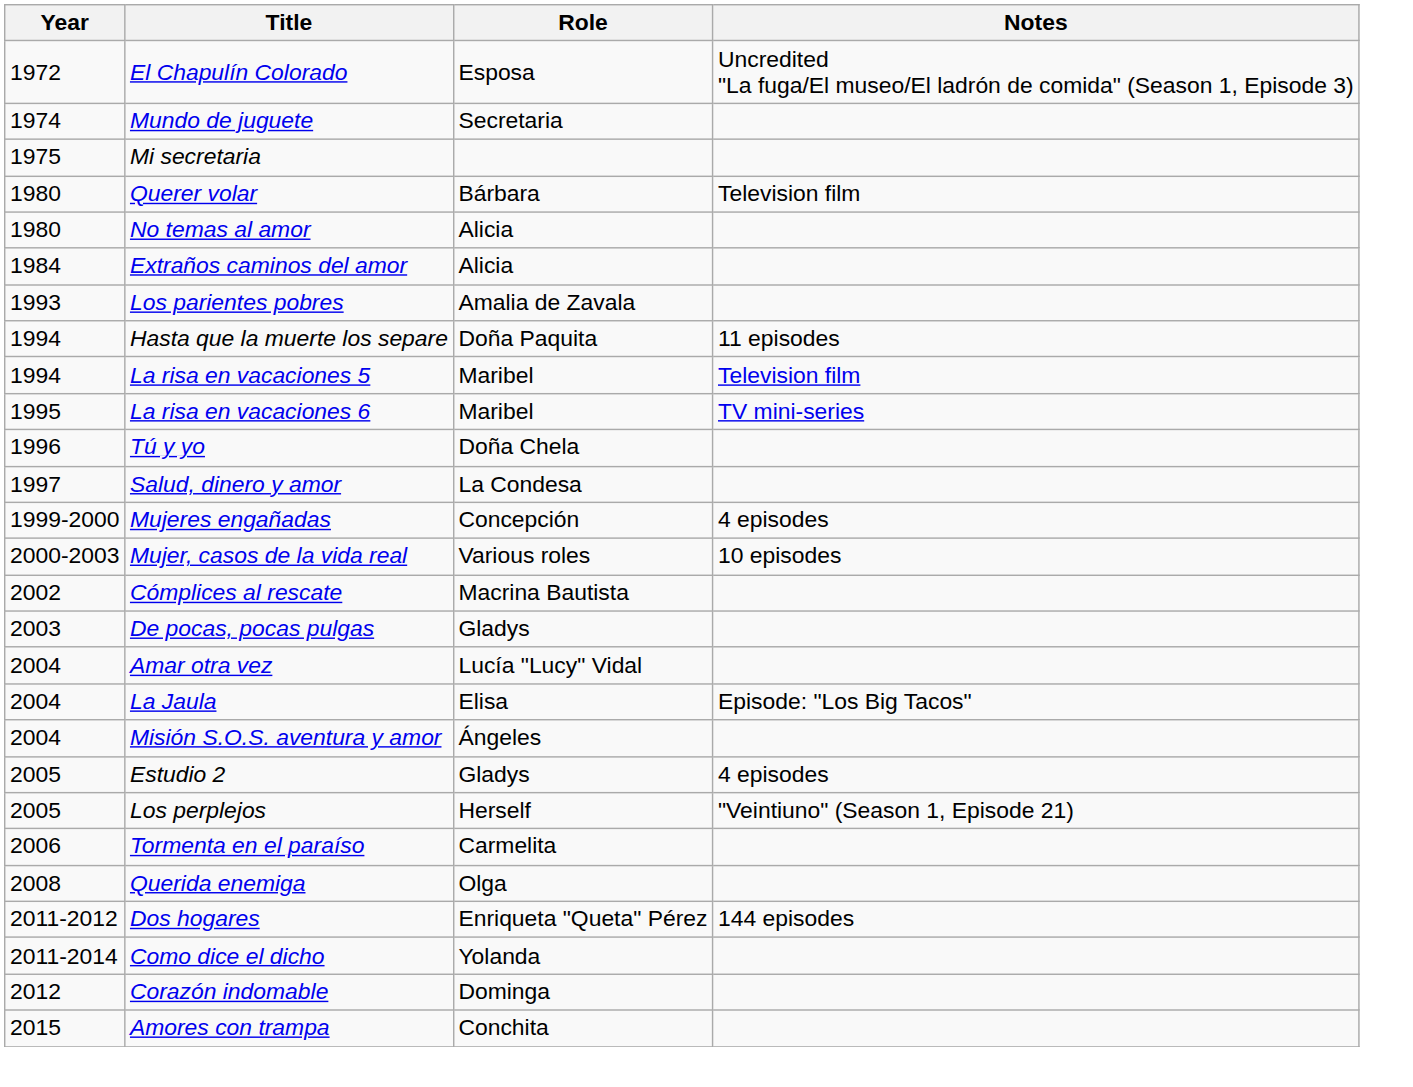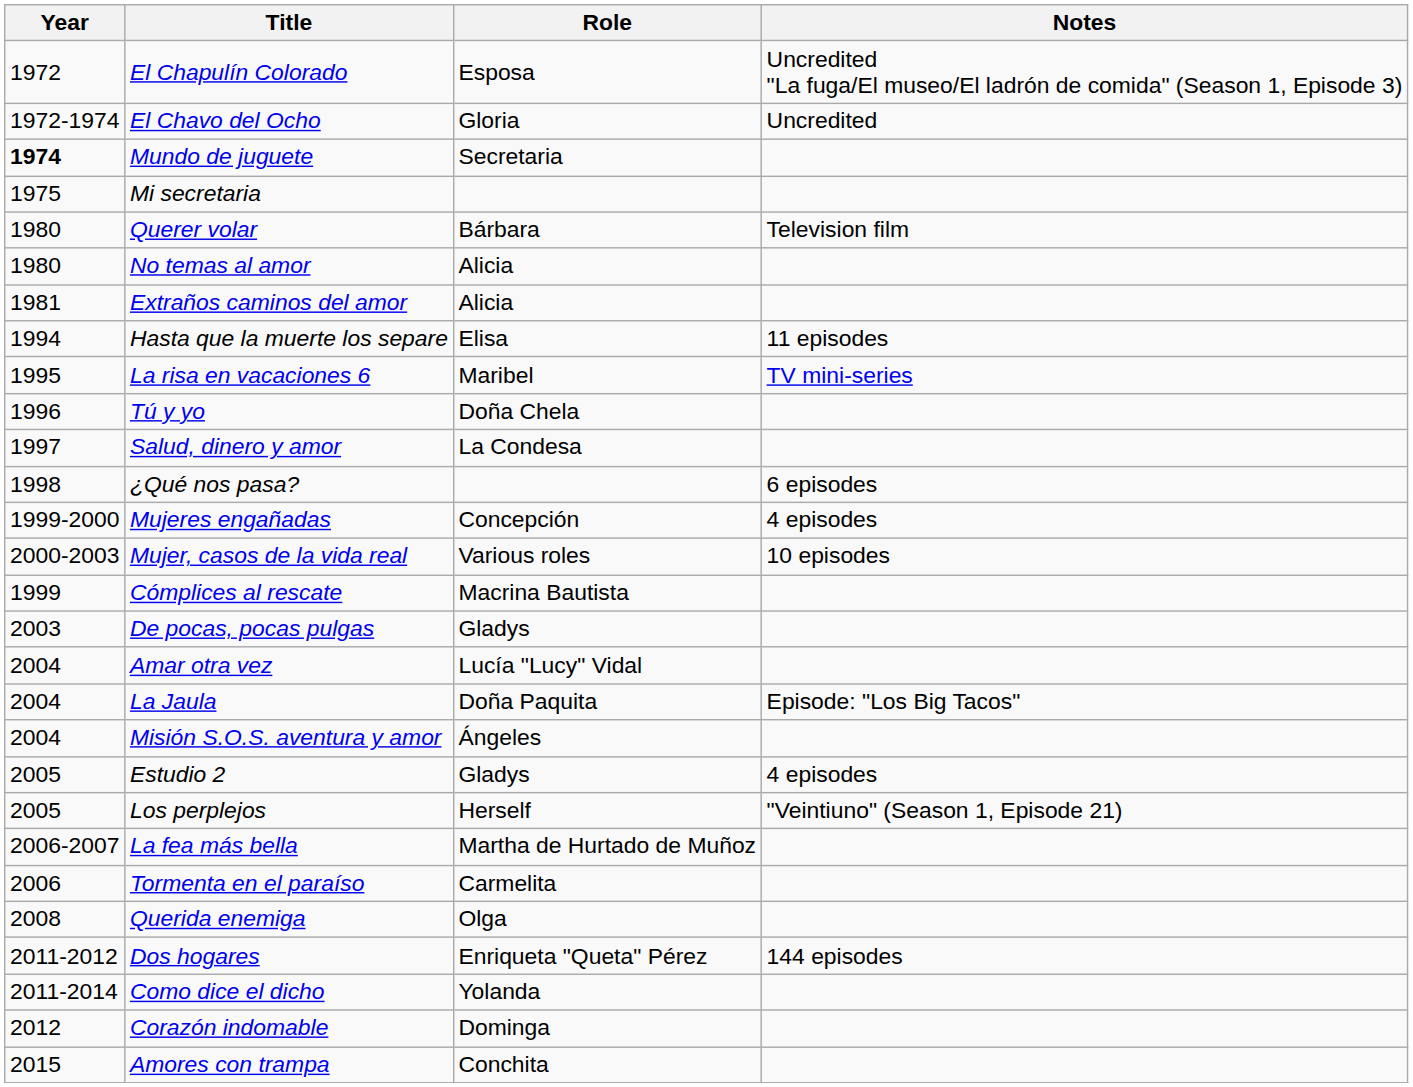+ row: (225, 120)
(35, 120) normal -> (35, 157) bold
(35, 266) 1984 -> (35, 302) 1981
- row: (237, 302)
(528, 338) Doña Paquita -> (483, 338) Elisa
- row: (250, 374)
+ row: (215, 483)
(35, 592) 2002 -> (35, 592) 1999
(483, 701) Elisa -> (528, 701) Doña Paquita
+ row: (214, 846)
